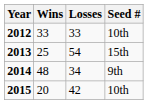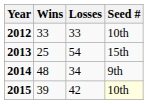(43, 90) 20 -> (43, 90) 39
(118, 90) no background -> (118, 90) lightyellow background
